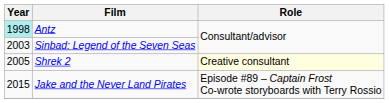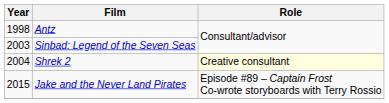(18, 29) paleturquoise background -> (18, 29) no background
(18, 62) 2005 -> (18, 62) 2004
